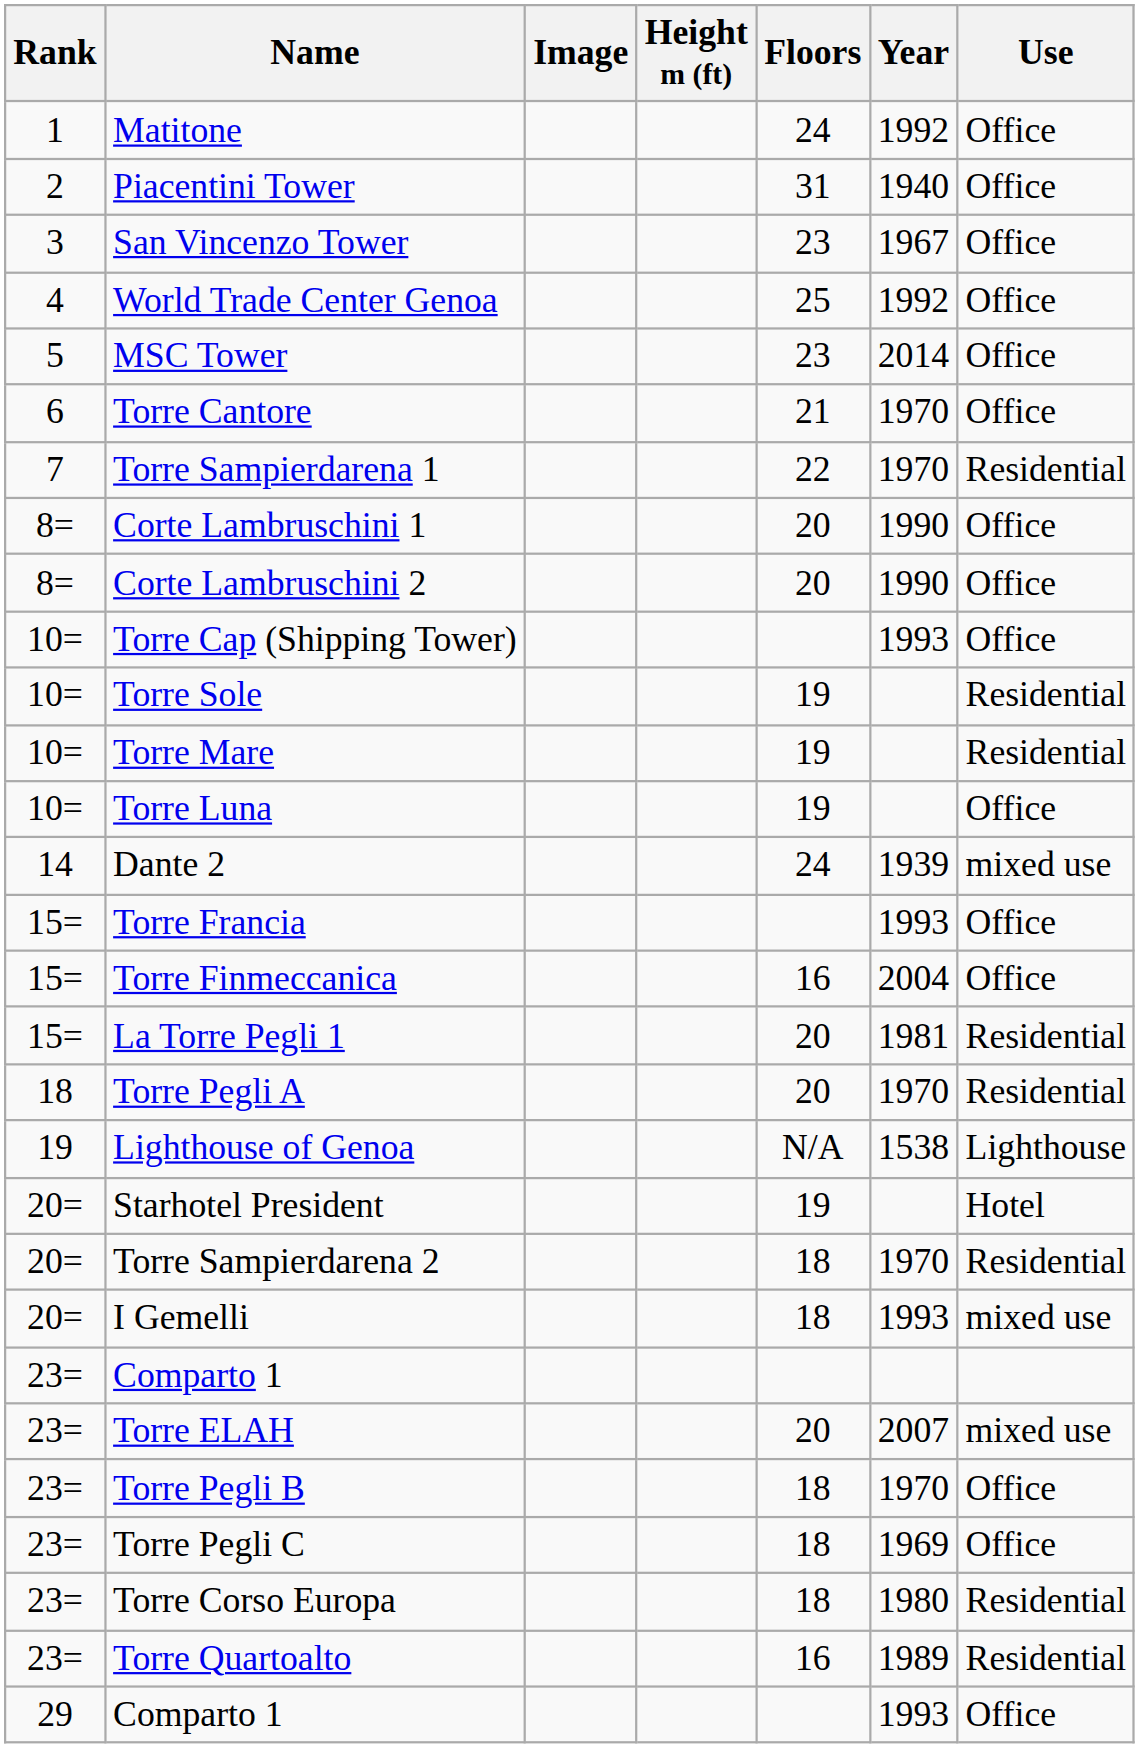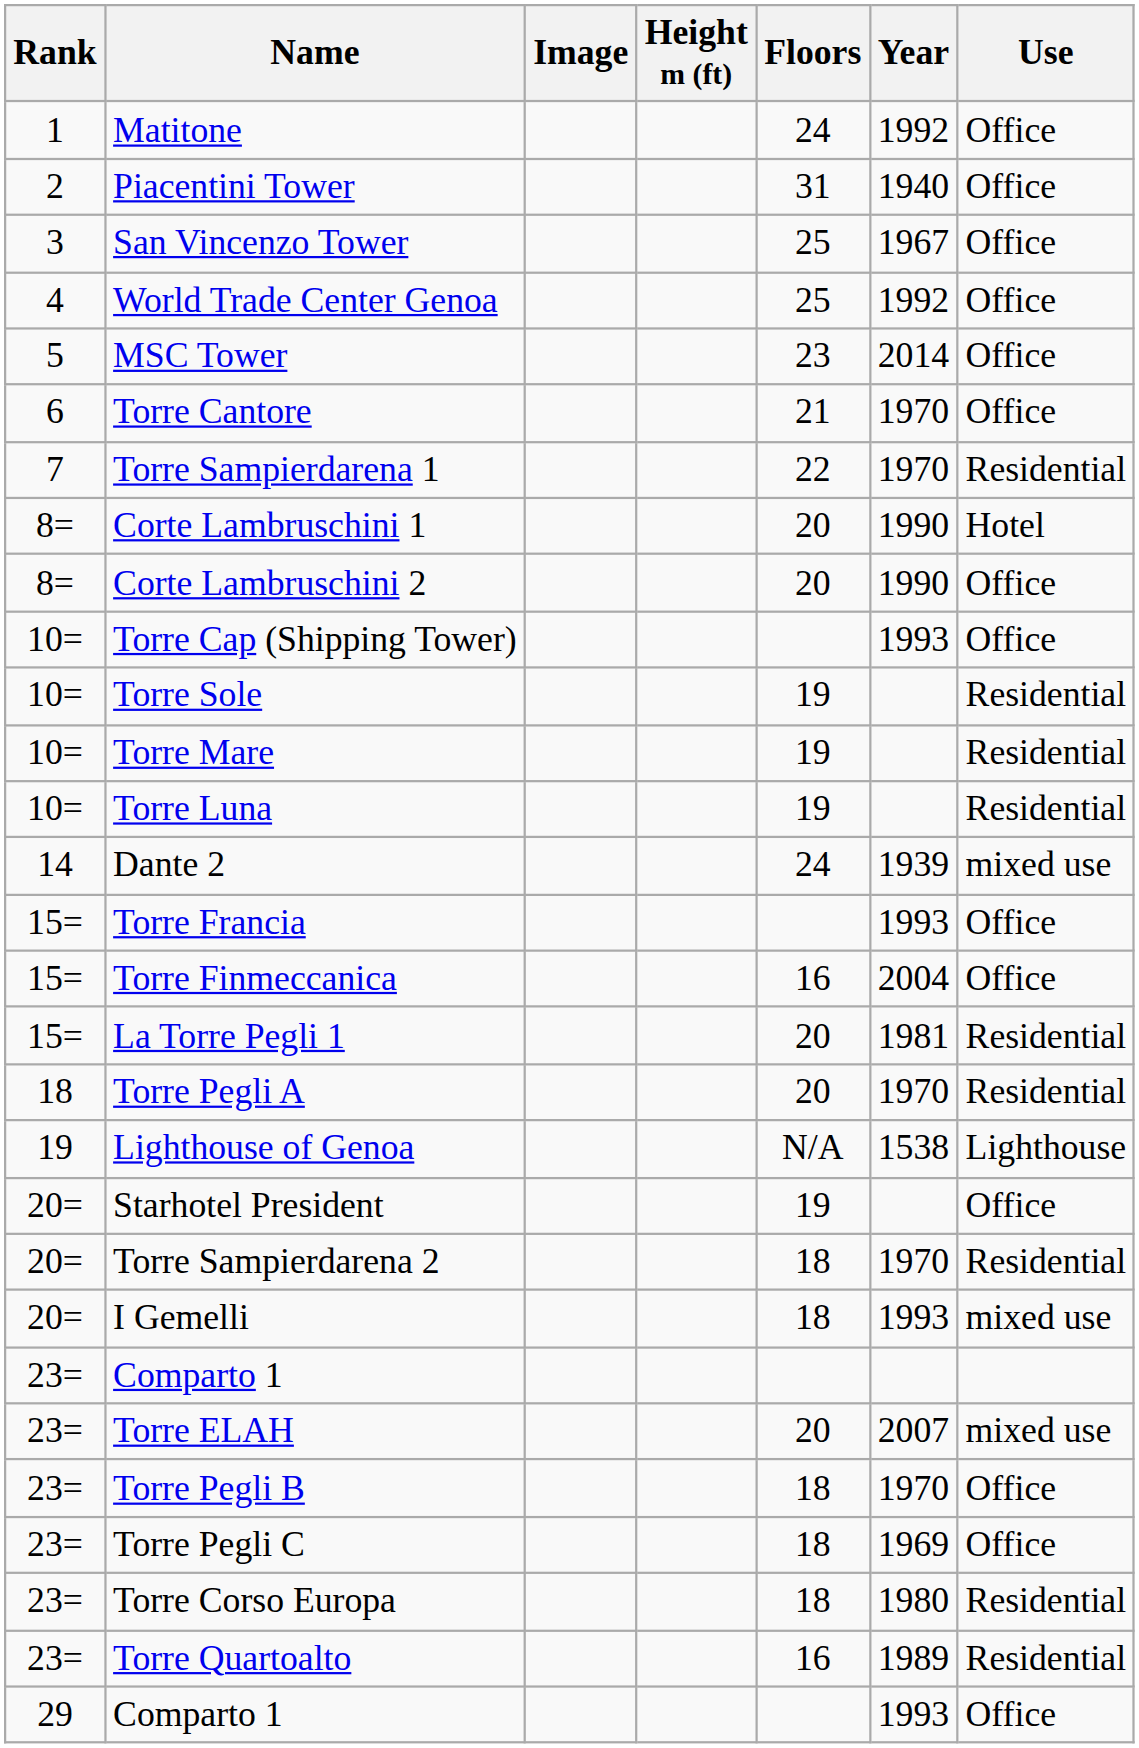(813, 242) 23 -> (813, 242) 25
(1011, 525) Office -> (1005, 525) Hotel
(1011, 808) Office -> (1046, 808) Residential
(1005, 1204) Hotel -> (1011, 1204) Office
